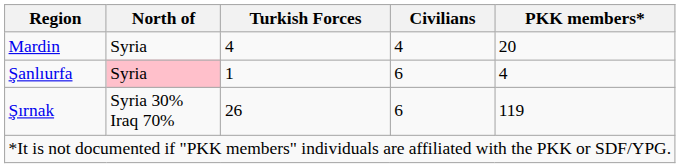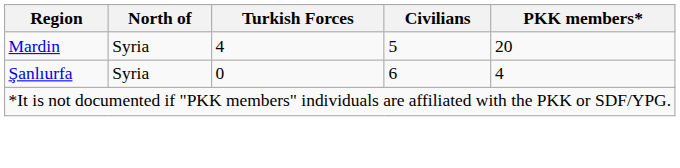(399, 45) 4 -> (393, 45) 5
(129, 73) pink background -> (131, 73) no background
(229, 73) 1 -> (220, 73) 0
- row: (31, 111)
